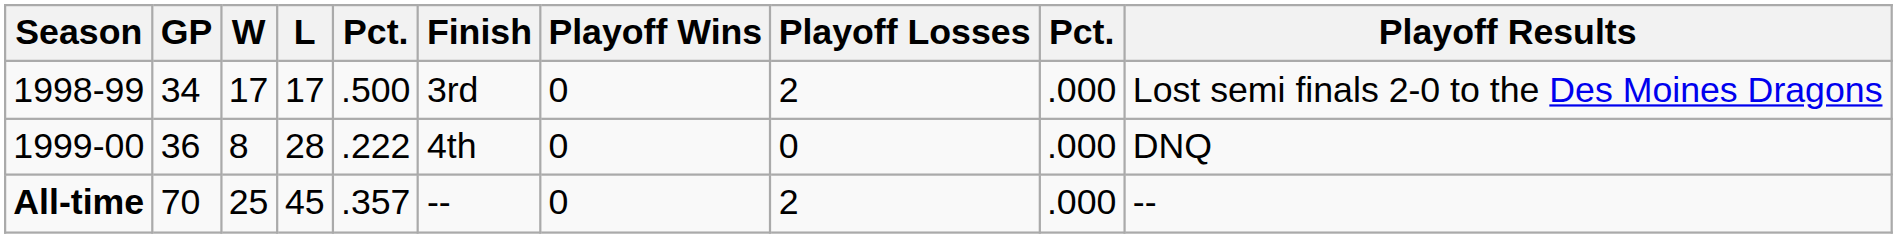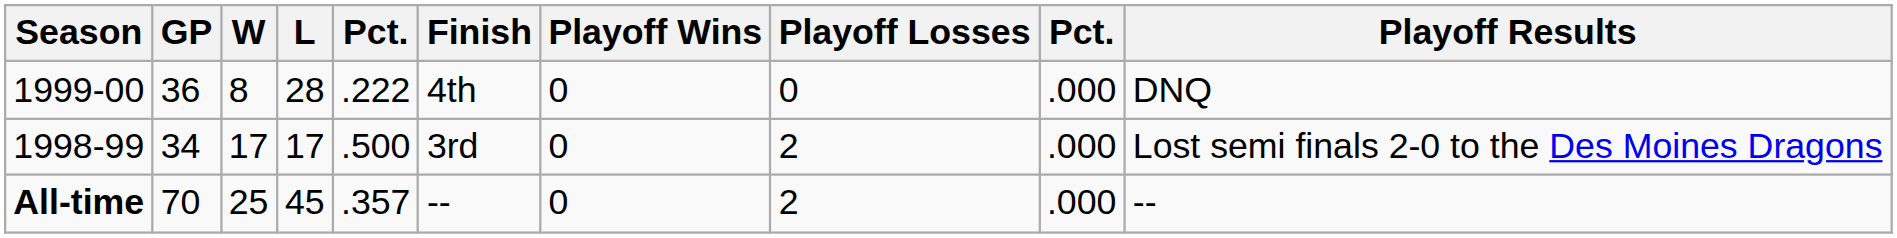rows swapped: (79, 89) <-> (79, 145)
